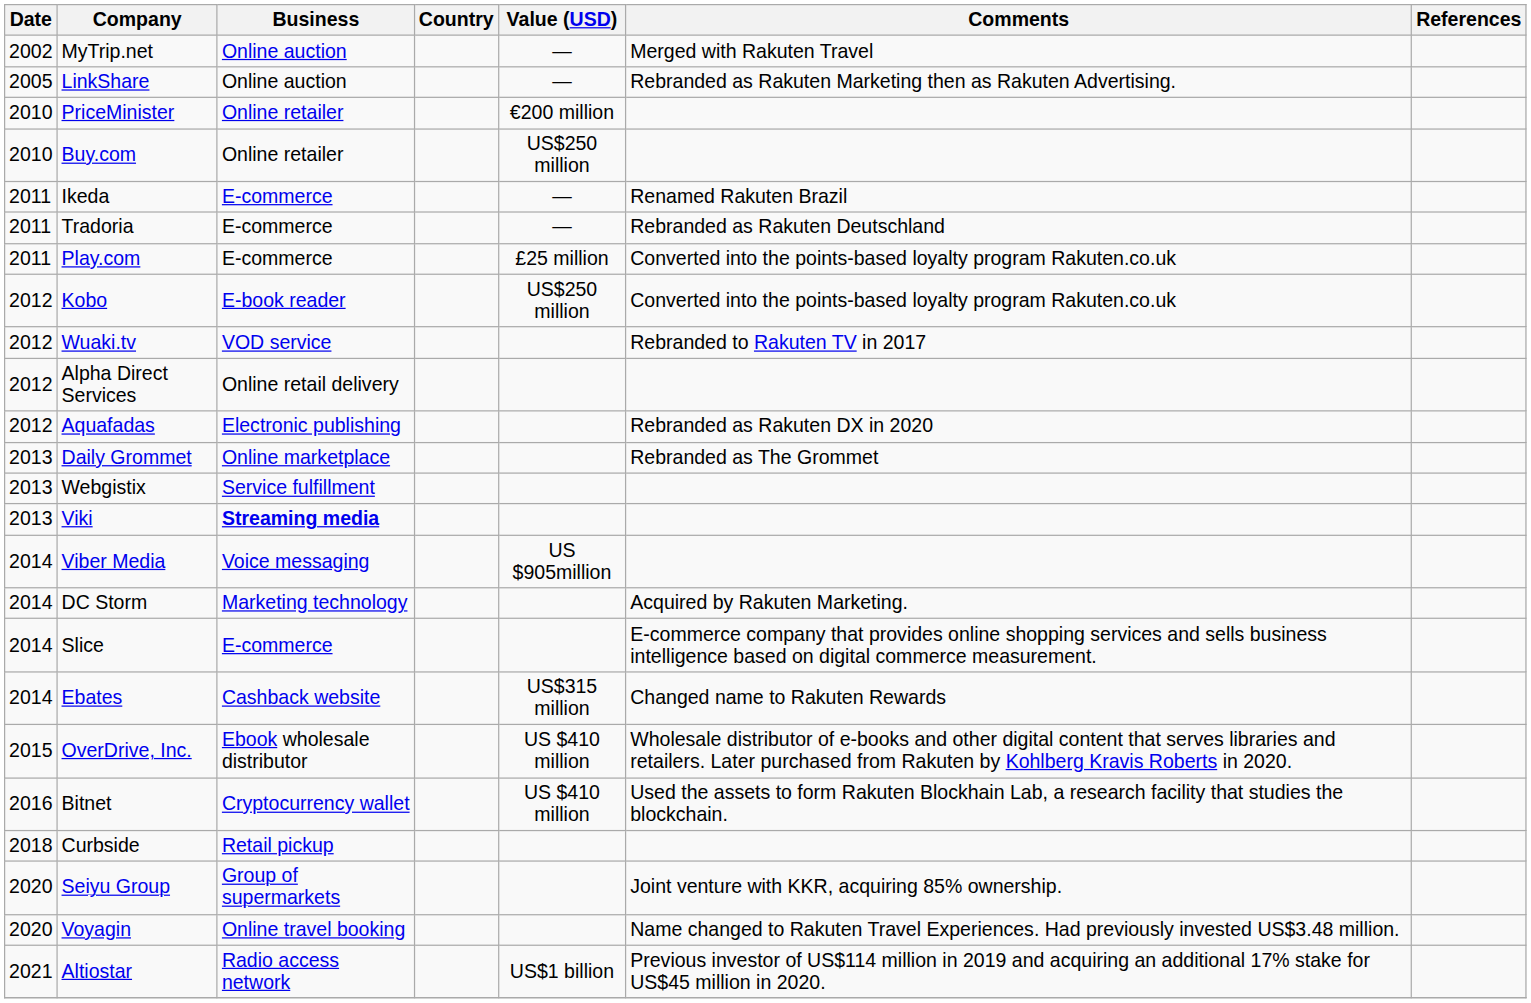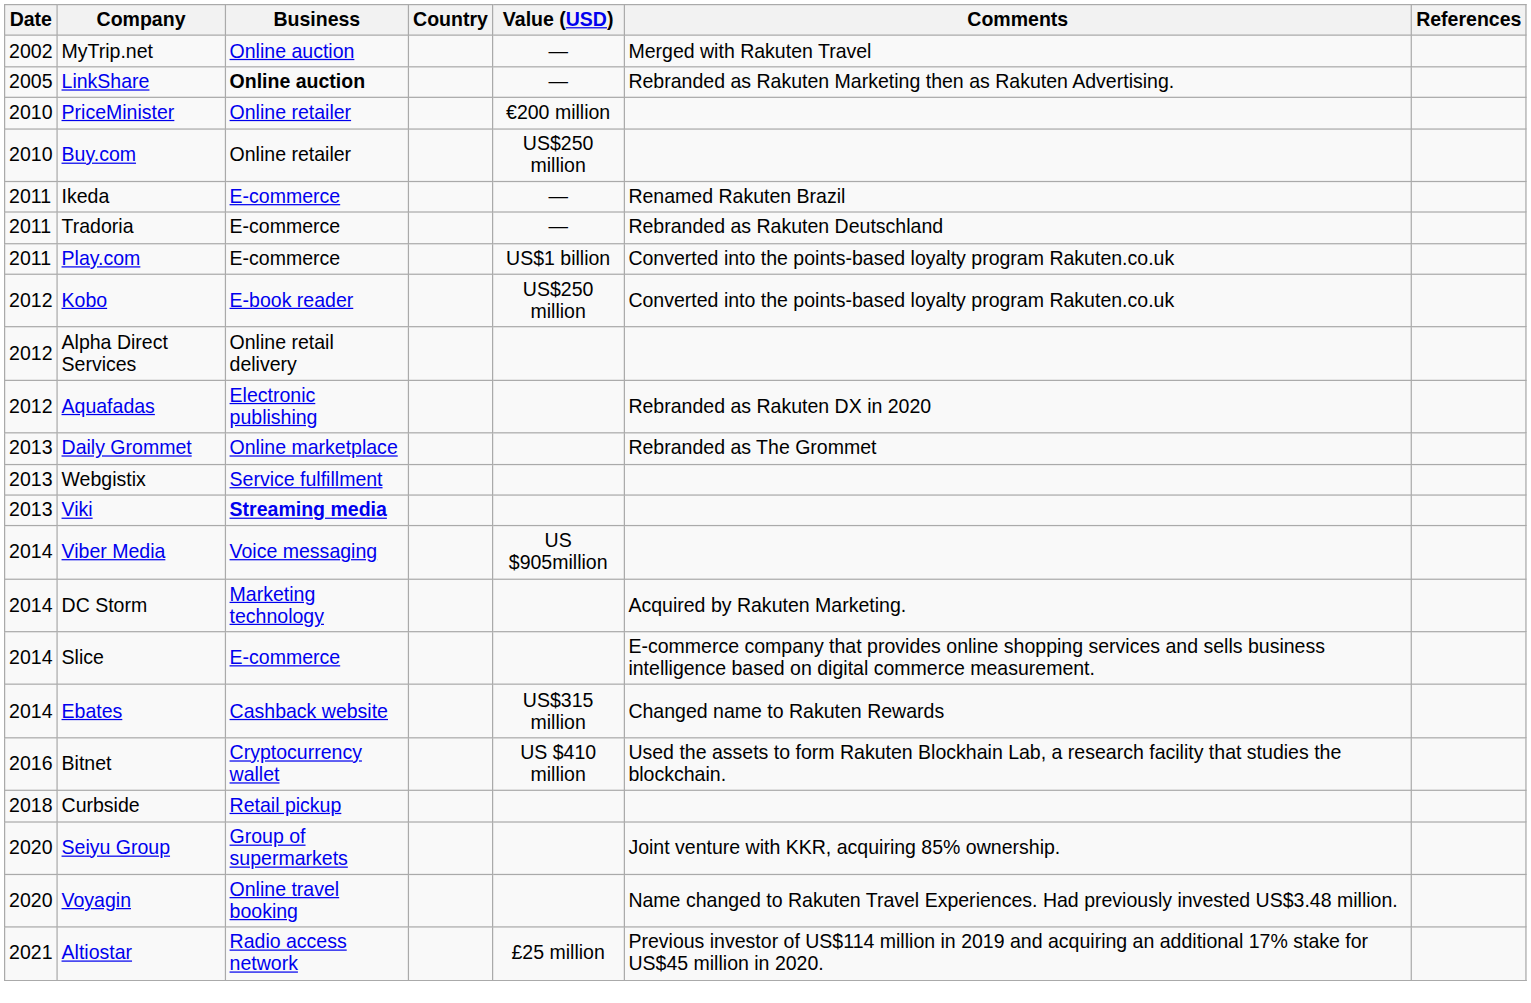(284, 81) normal -> (297, 81) bold
(562, 258) £25 million -> (558, 258) US$1 billion
- row: (99, 342)
- row: (127, 750)
(562, 971) US$1 billion -> (558, 953) £25 million
